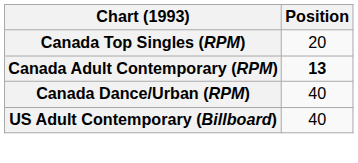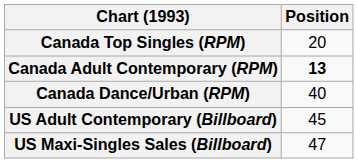(317, 119) 40 -> (317, 119) 45
+ row: (143, 145)
